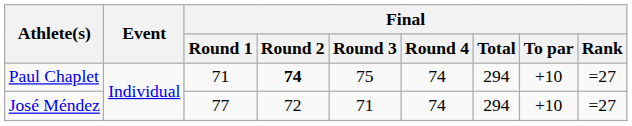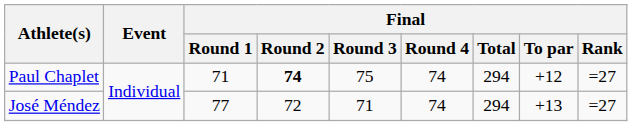(549, 77) +10 -> (549, 77) +12
(549, 106) +10 -> (549, 106) +13
